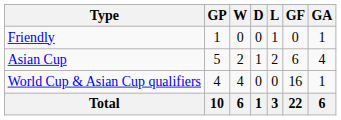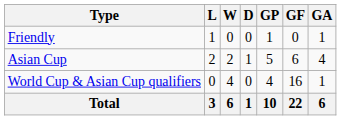columns swapped: (217, 15) <-> (275, 15)
